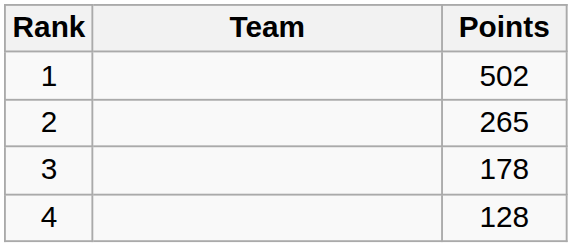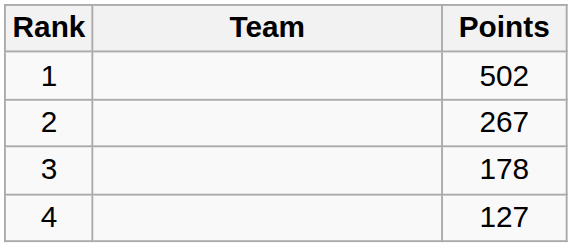(504, 122) 265 -> (504, 122) 267
(504, 216) 128 -> (504, 216) 127
